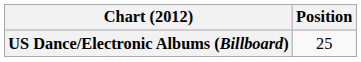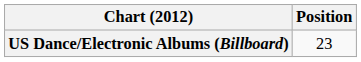(324, 43) 25 -> (324, 43) 23
